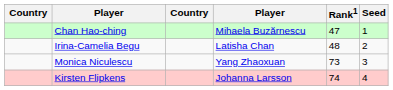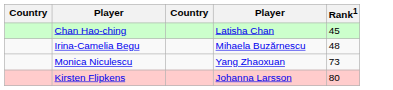- column: (374, 13)
(261, 30) Mihaela Buzărnescu -> (245, 30) Latisha Chan
(334, 30) 47 -> (334, 30) 45
(245, 46) Latisha Chan -> (261, 46) Mihaela Buzărnescu
(334, 77) 74 -> (334, 77) 80
